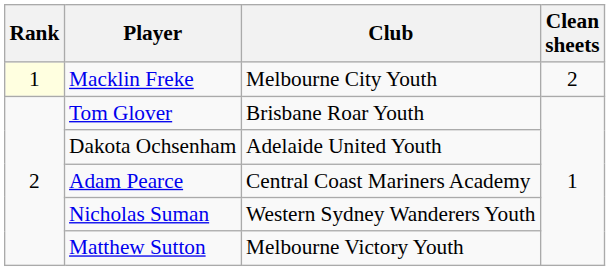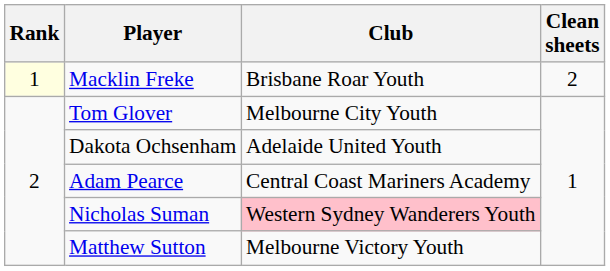(342, 79) Melbourne City Youth -> (335, 79) Brisbane Roar Youth
(335, 112) Brisbane Roar Youth -> (342, 112) Melbourne City Youth
(391, 214) no background -> (391, 214) pink background
